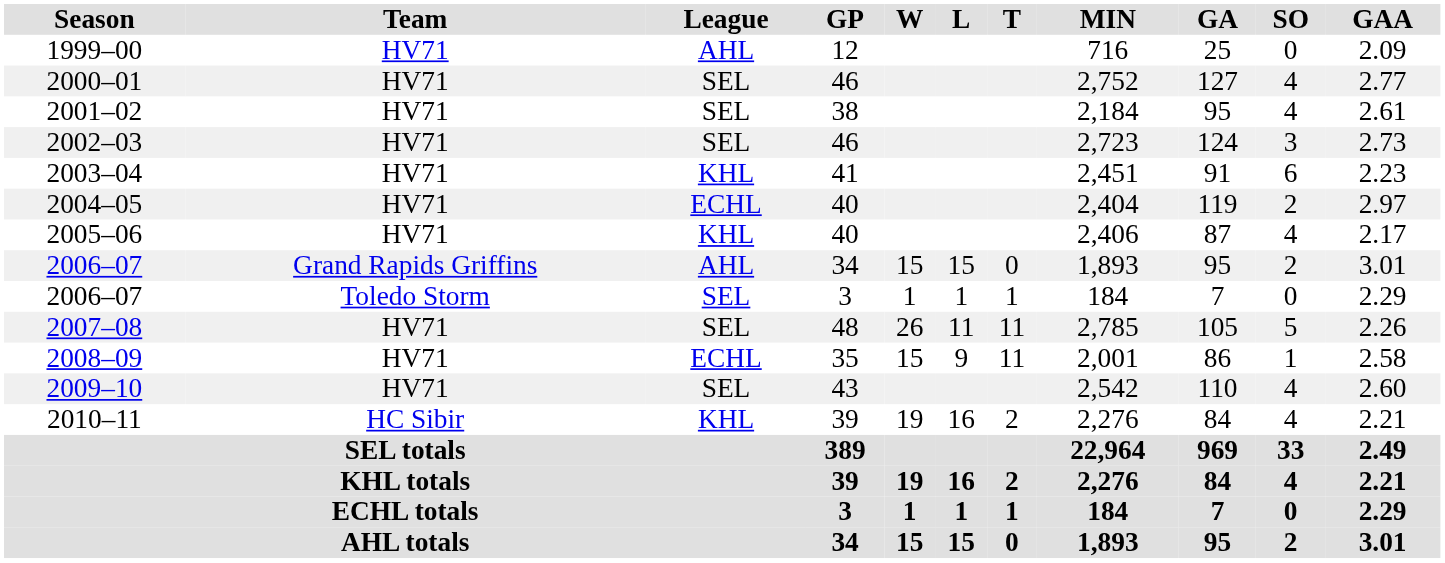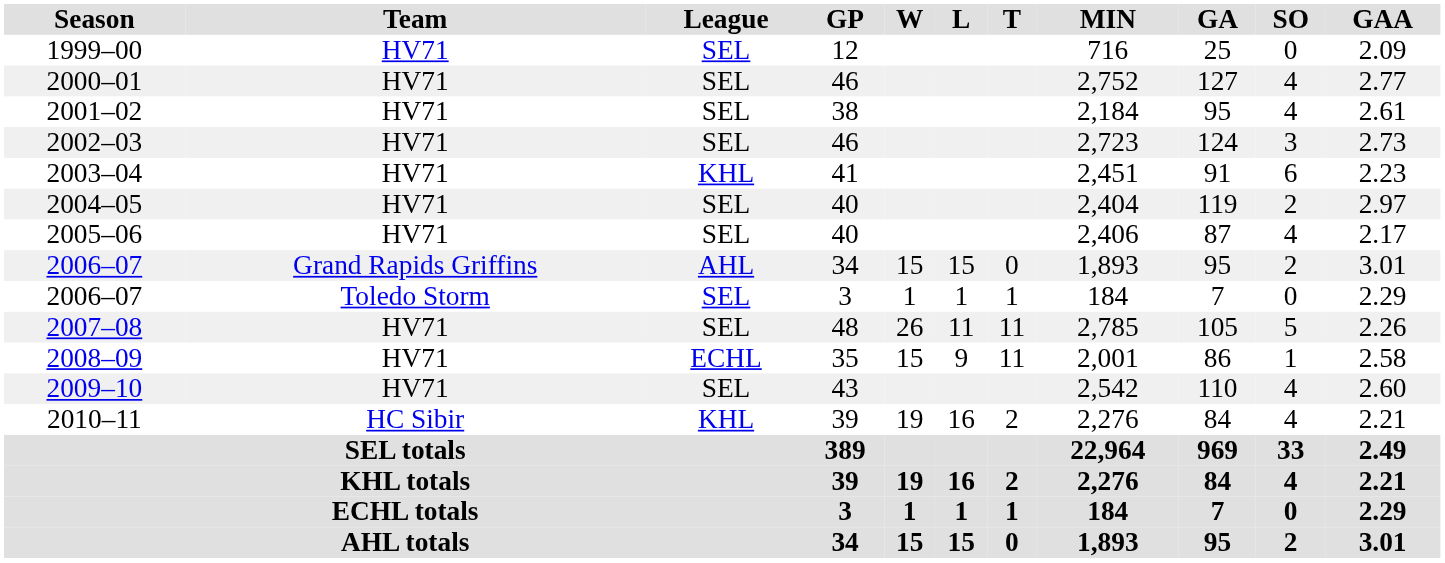(726, 49) AHL -> (726, 49) SEL
(726, 203) ECHL -> (726, 203) SEL
(726, 234) KHL -> (726, 234) SEL
